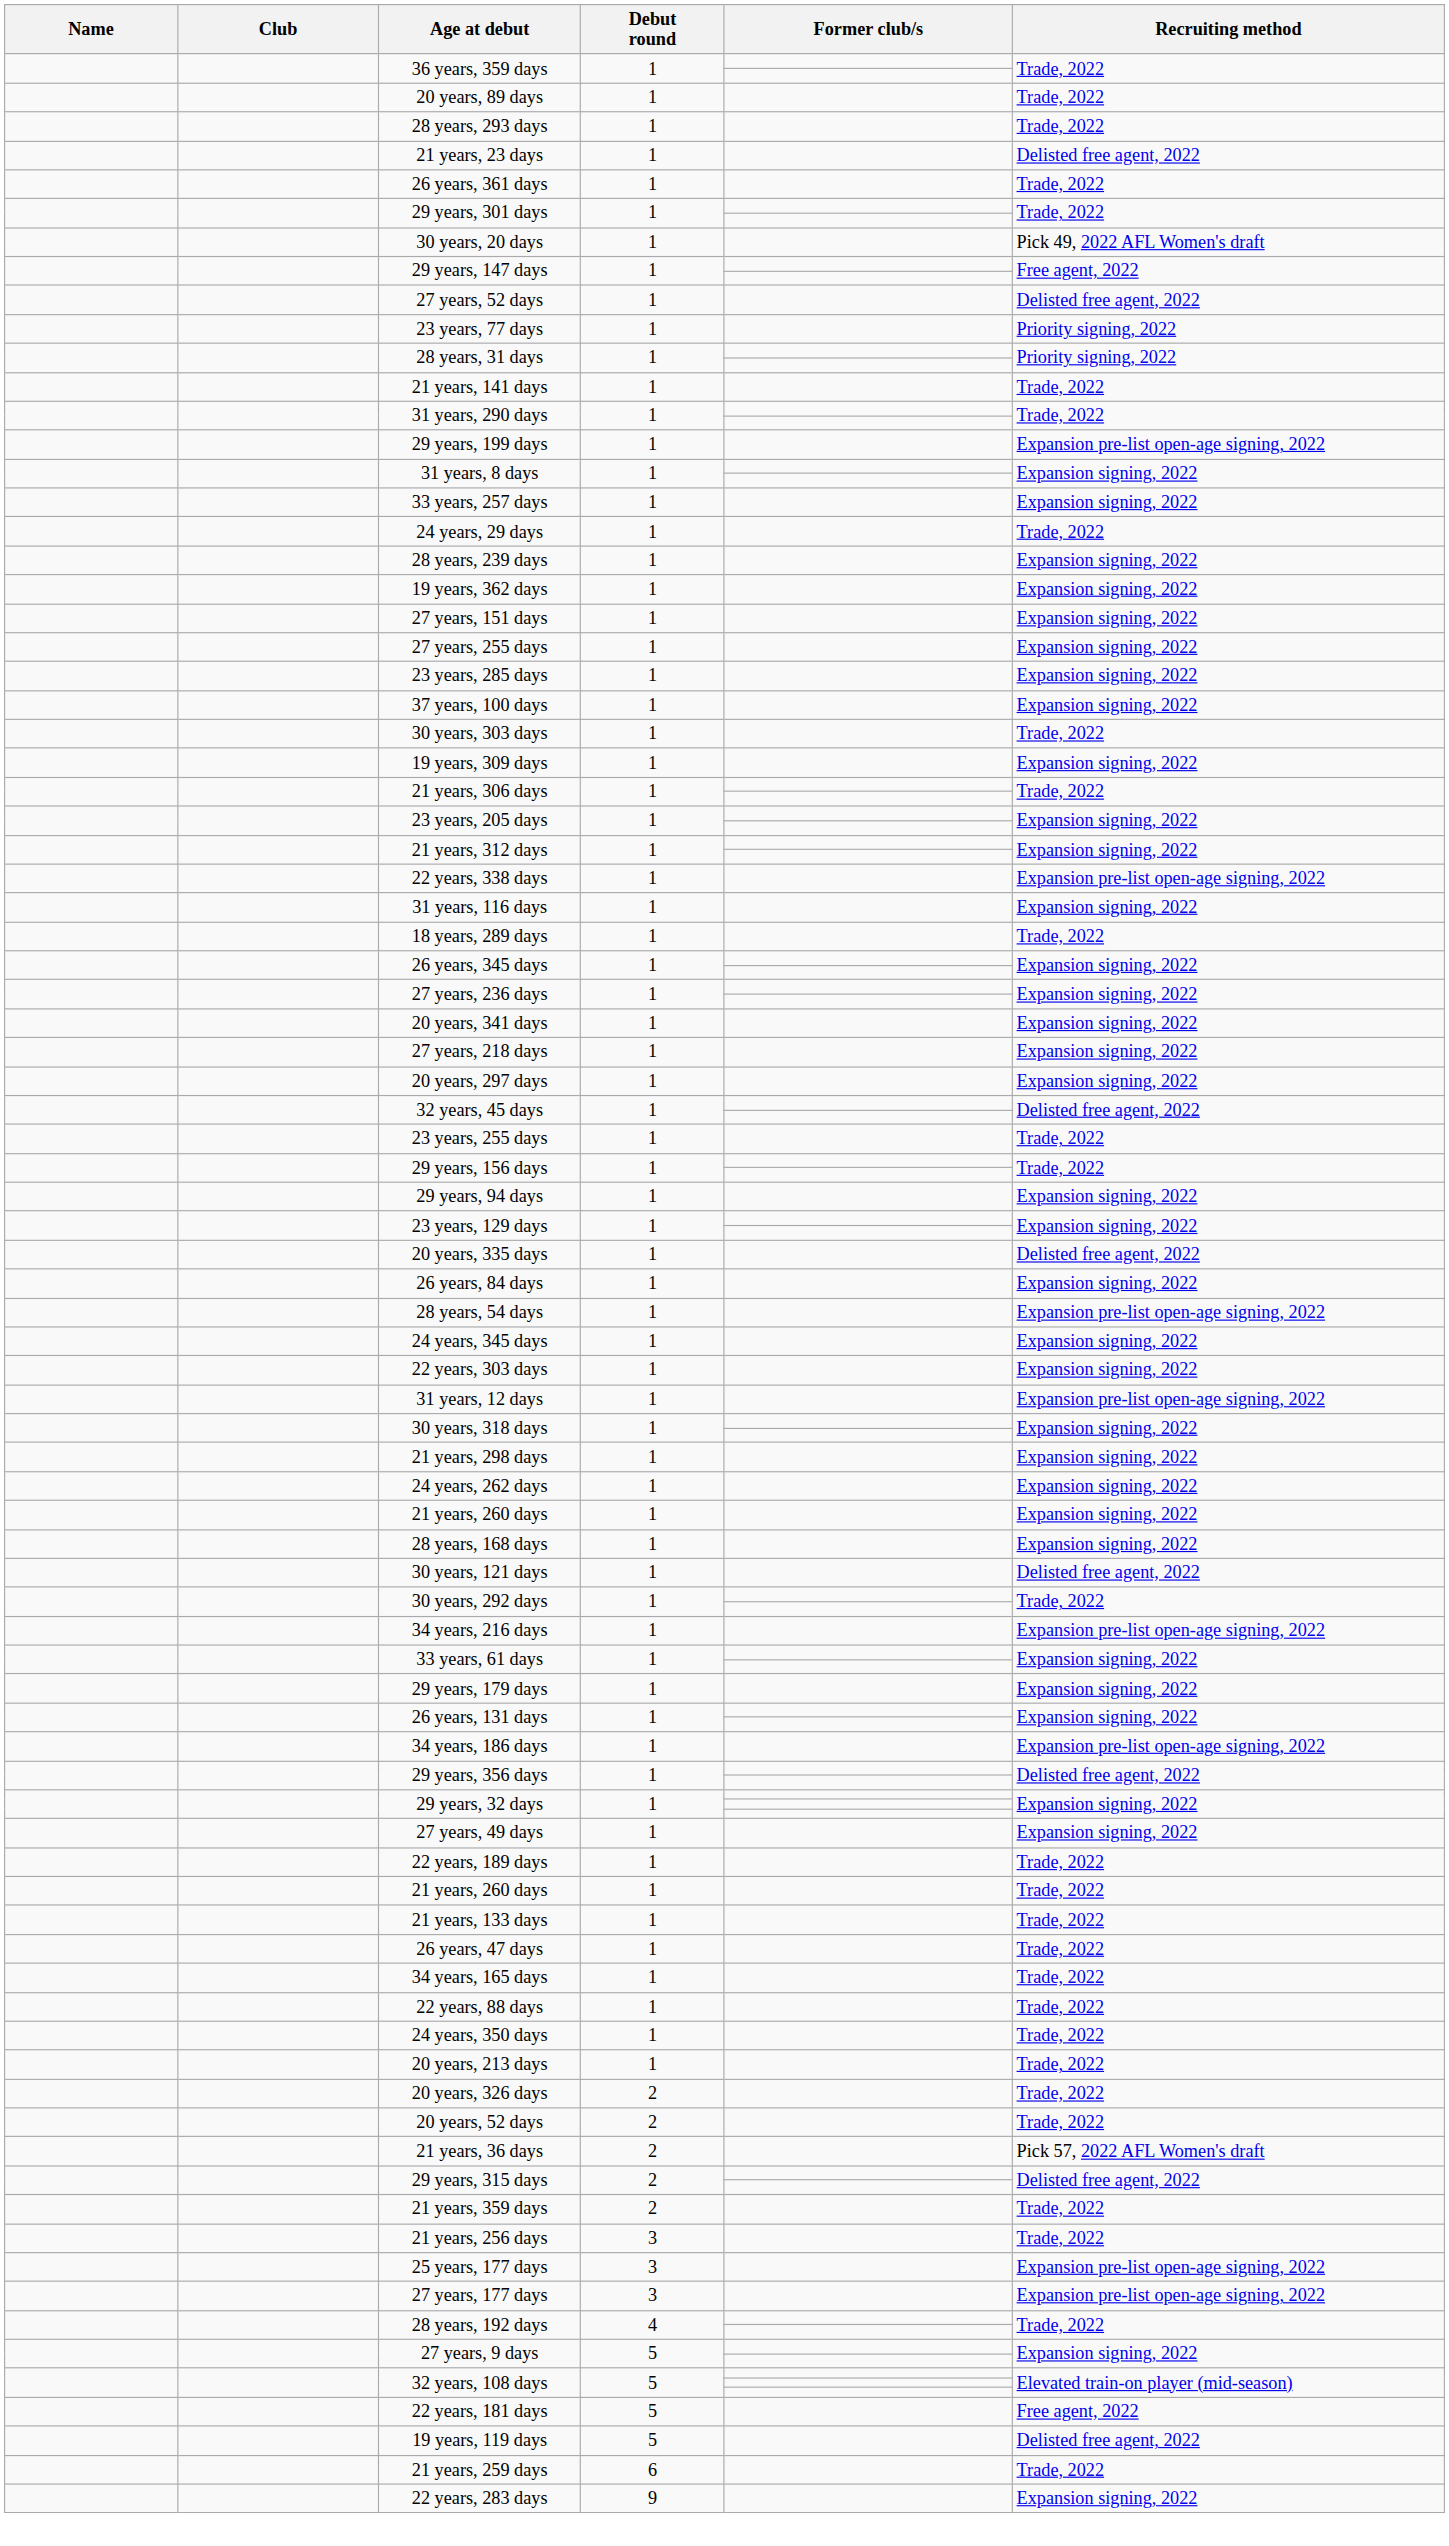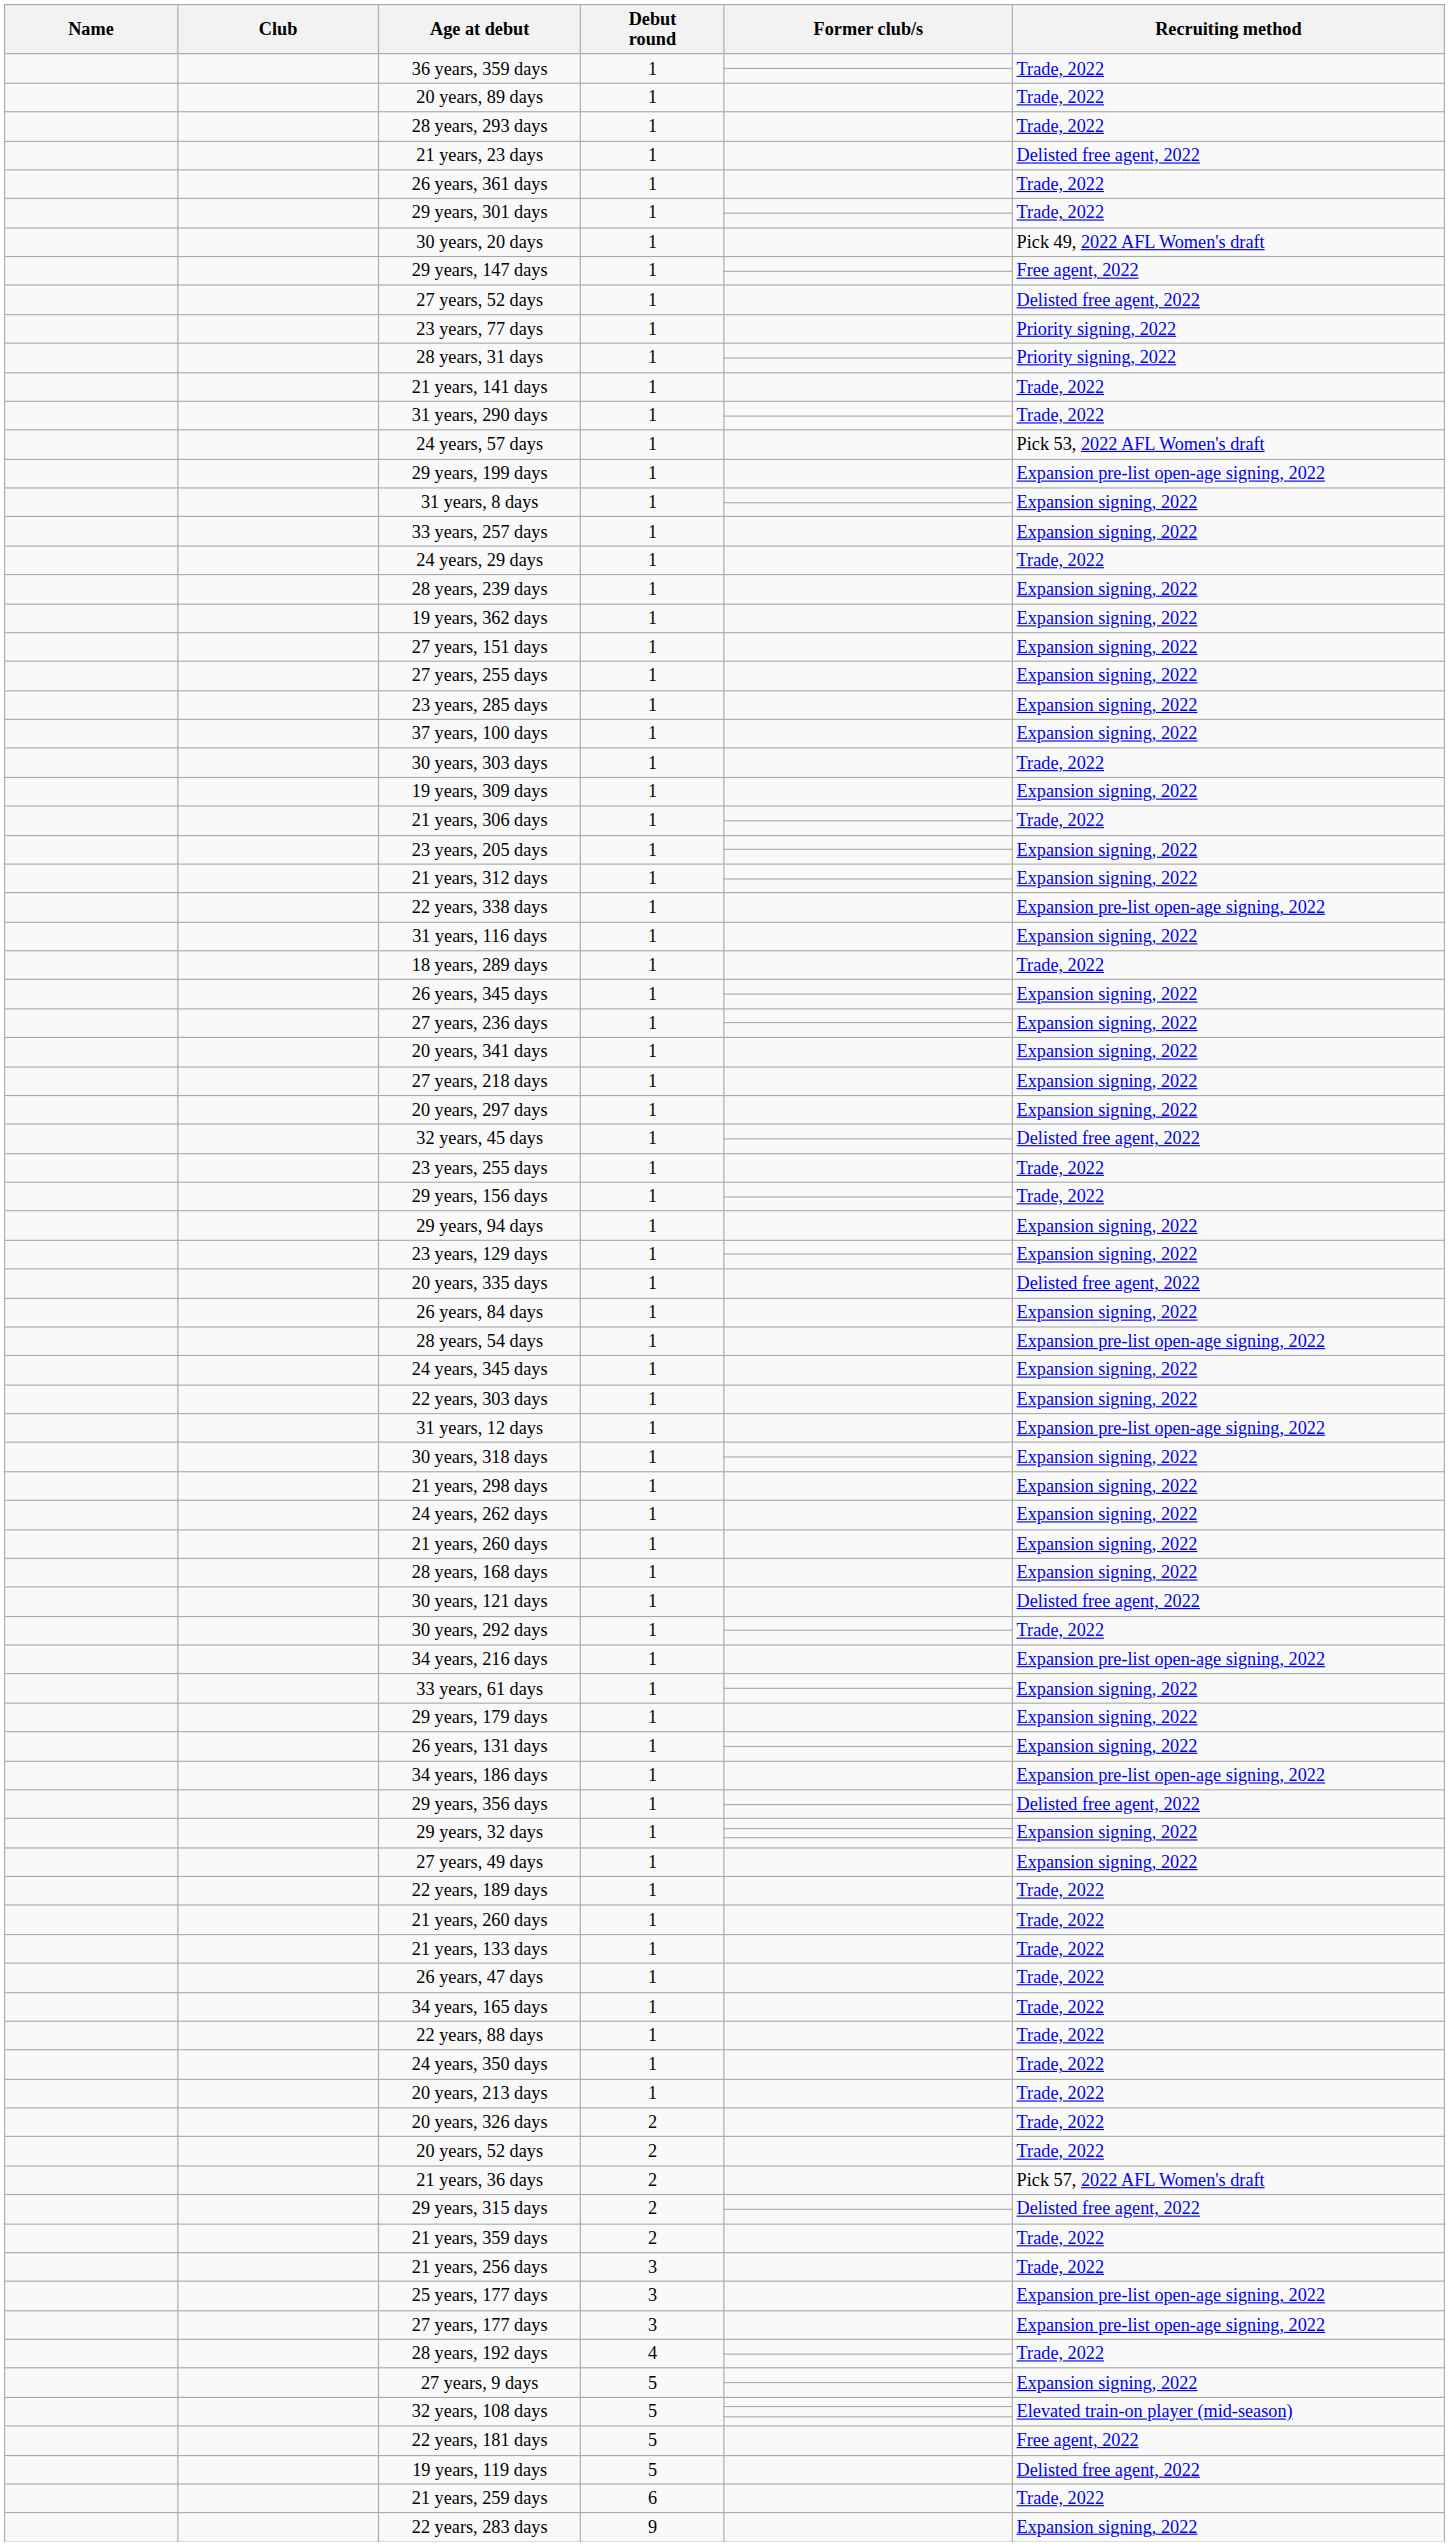+ row: (480, 444)
